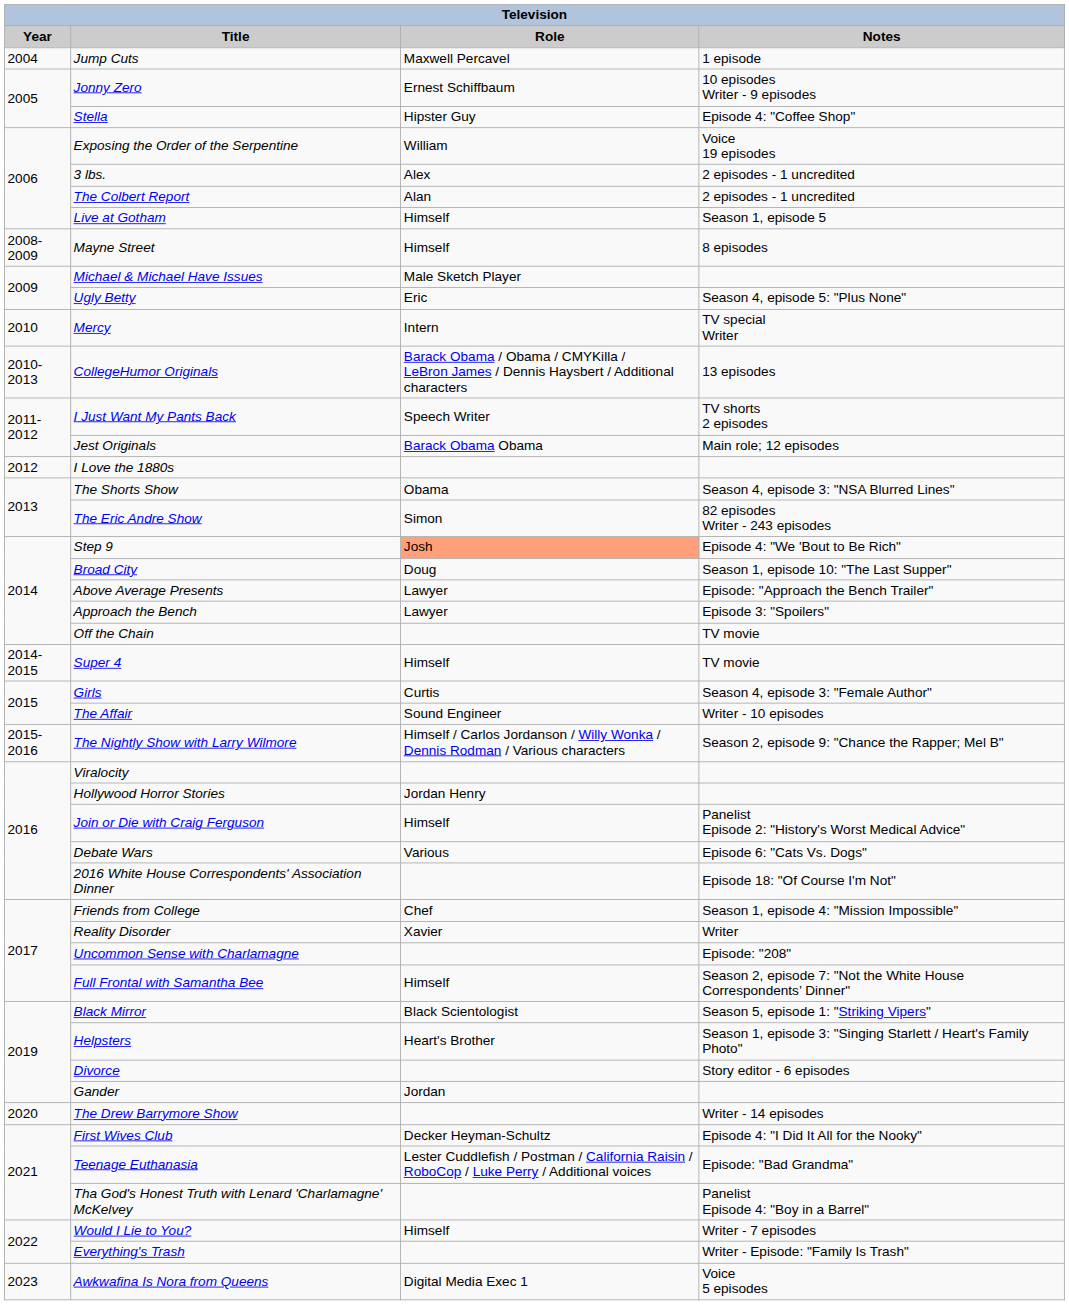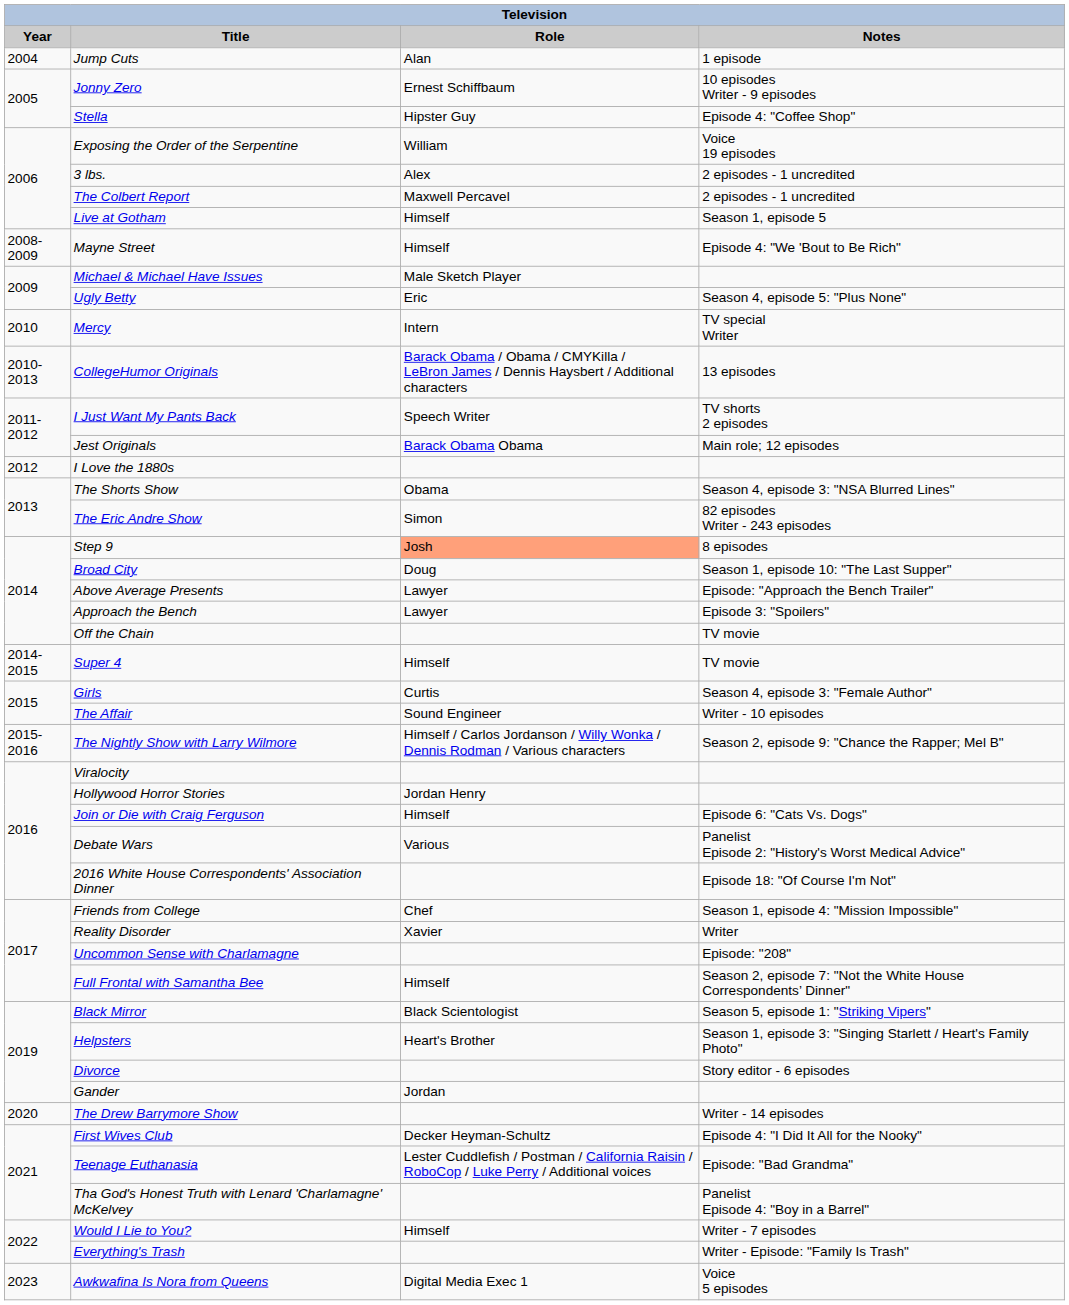(457, 58) Maxwell Percavel -> (417, 58) Alan
(417, 196) Alan -> (457, 196) Maxwell Percavel
(735, 247) 8 episodes -> (802, 247) Episode 4: "We 'Bout to Be Rich"
(802, 547) Episode 4: "We 'Bout to Be Rich" -> (735, 547) 8 episodes
(834, 822) Panelist Episode 2: "History's Worst Medical Advice" -> (784, 815) Episode 6: "Cats Vs. Dogs"
(784, 852) Episode 6: "Cats Vs. Dogs" -> (834, 844) Panelist Episode 2: "History's Worst Medical Advice"
